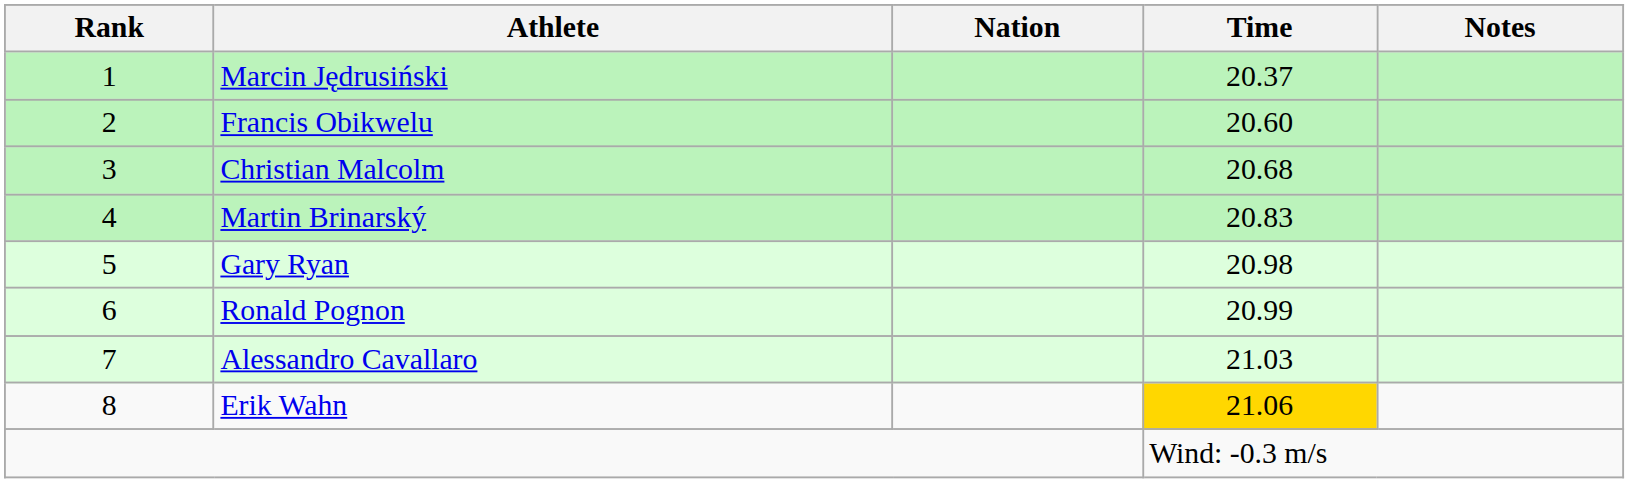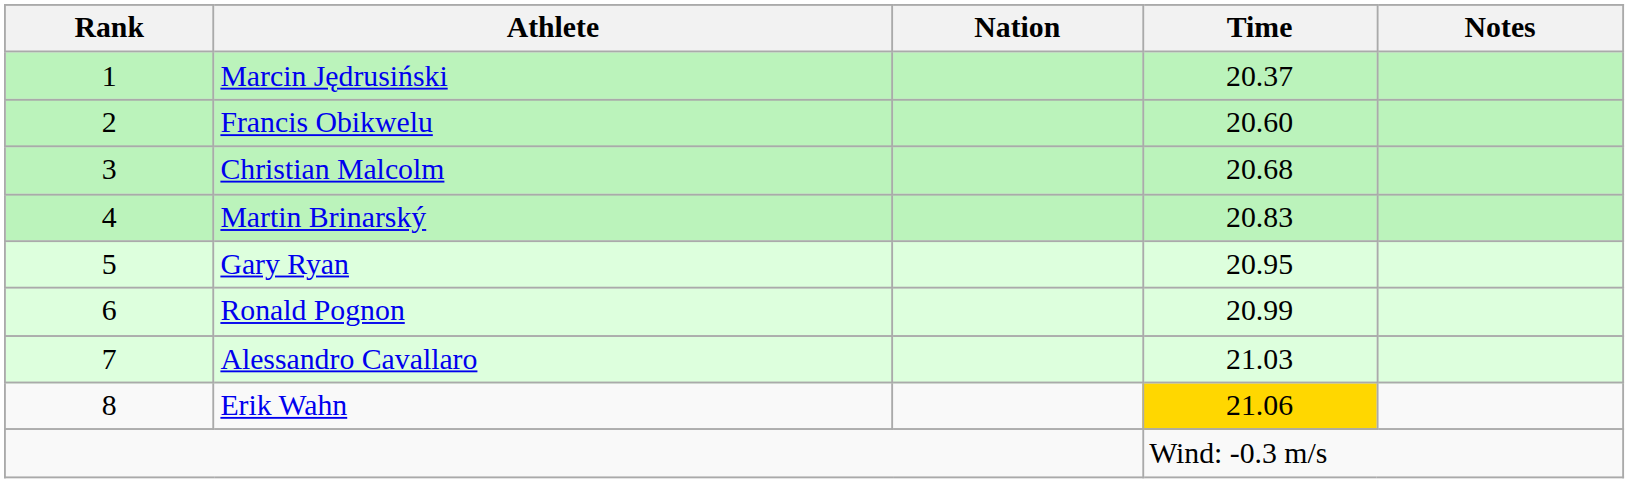(1260, 264) 20.98 -> (1260, 264) 20.95
